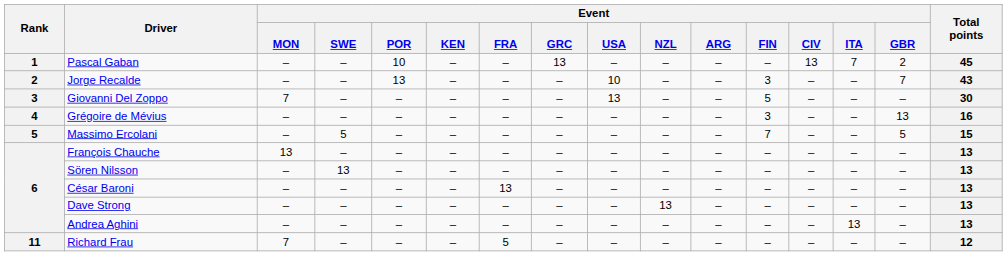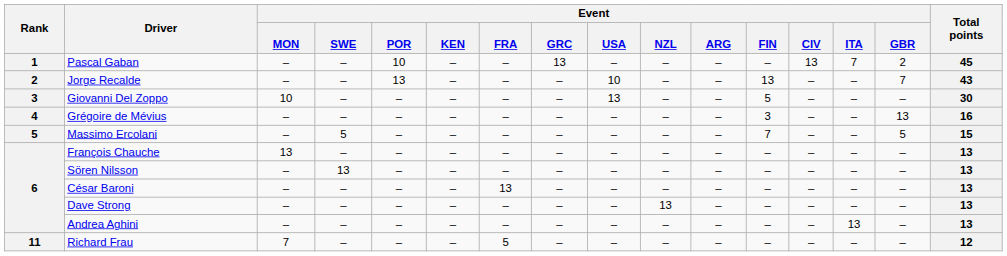(768, 80) 3 -> (768, 80) 13
(286, 98) 7 -> (286, 98) 10
